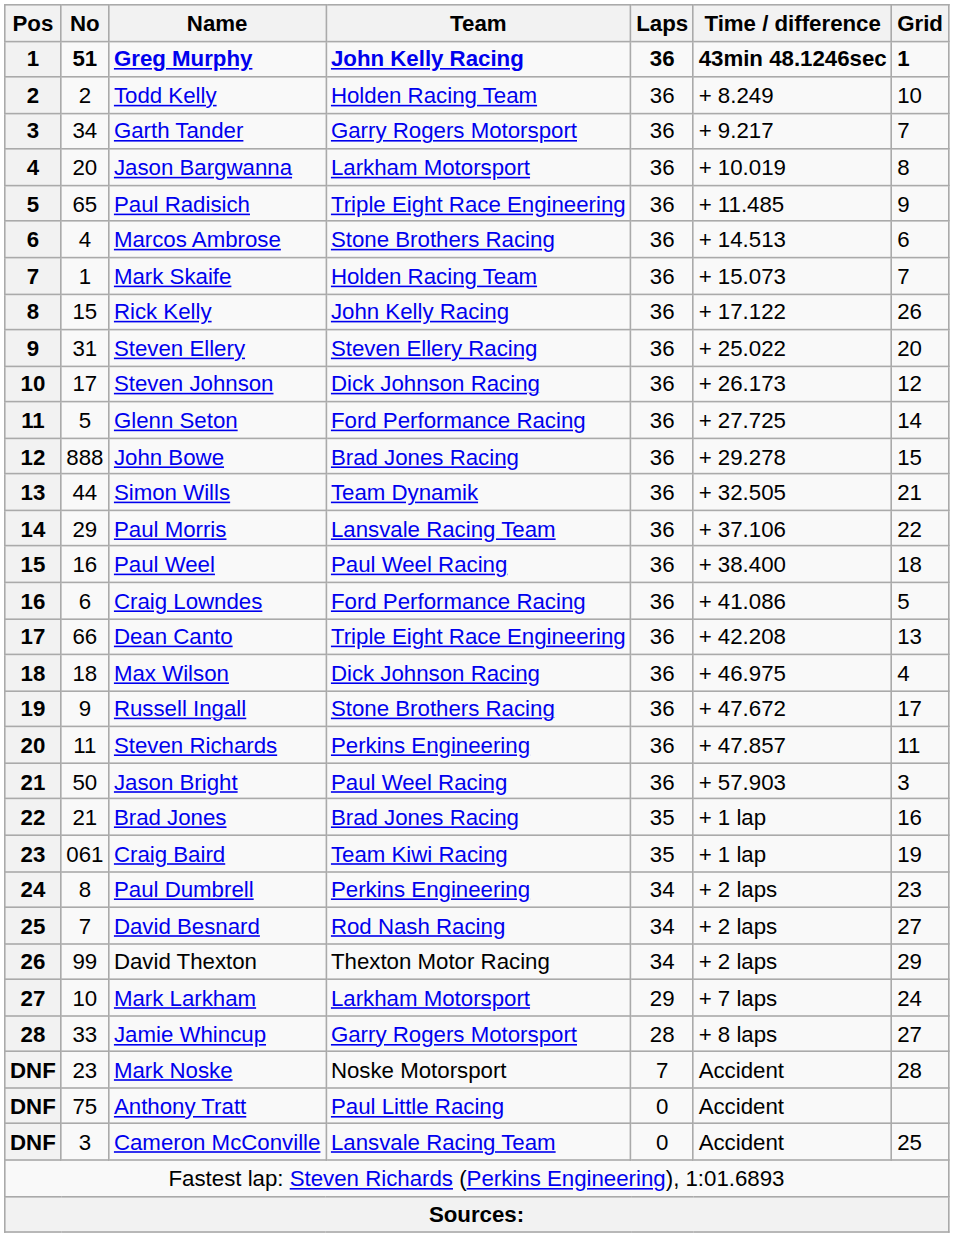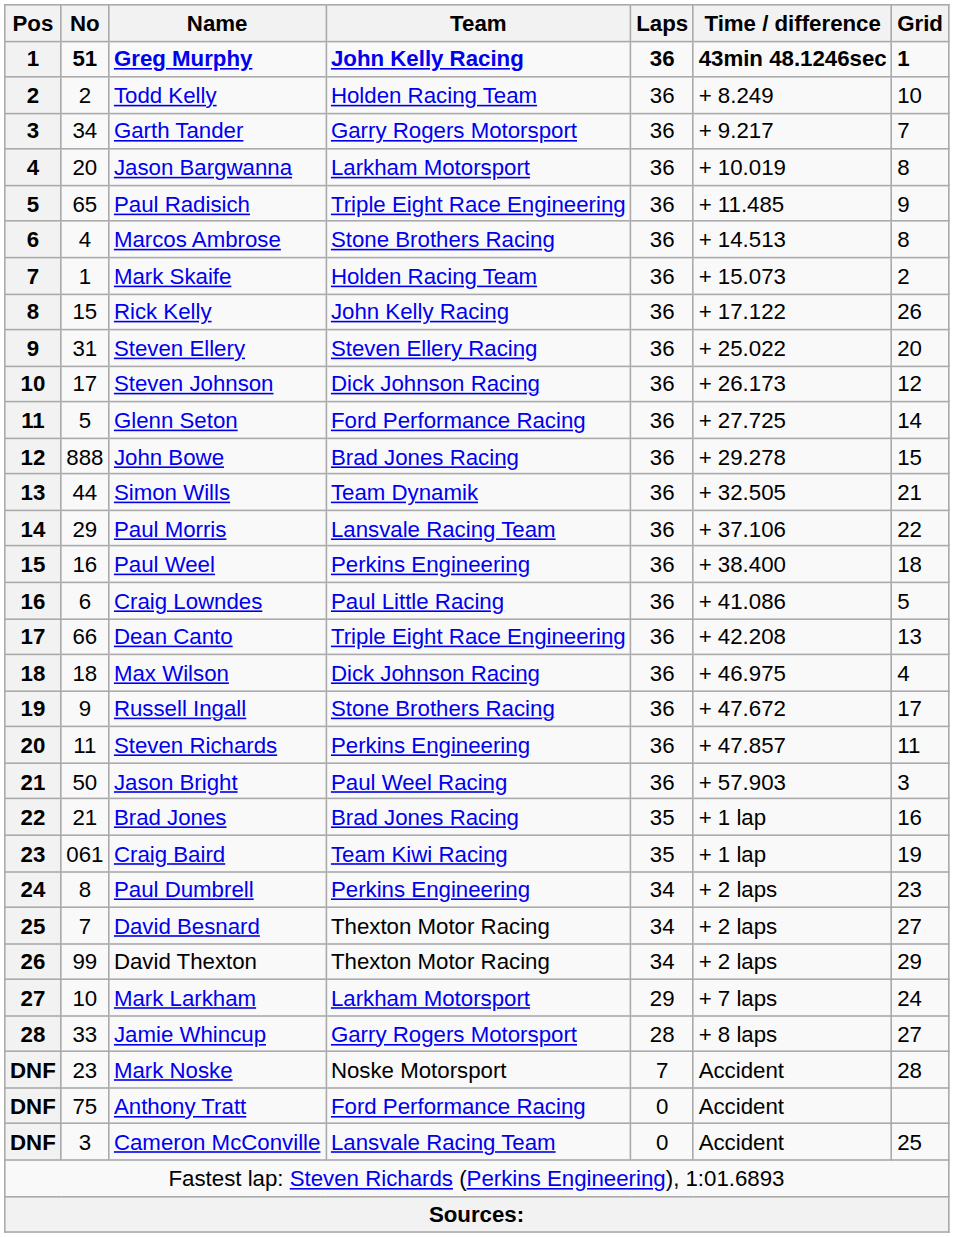(903, 239) 6 -> (903, 239) 8
(903, 275) 7 -> (903, 275) 2
(419, 564) Paul Weel Racing -> (431, 564) Perkins Engineering
(458, 600) Ford Performance Racing -> (418, 600) Paul Little Racing
(418, 925) Rod Nash Racing -> (440, 925) Thexton Motor Racing
(418, 1106) Paul Little Racing -> (458, 1106) Ford Performance Racing
